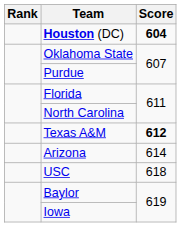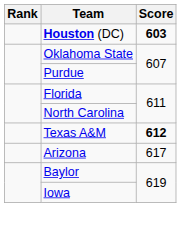(156, 34) 604 -> (156, 34) 603
(156, 152) 614 -> (156, 152) 617
- row: (57, 172)
